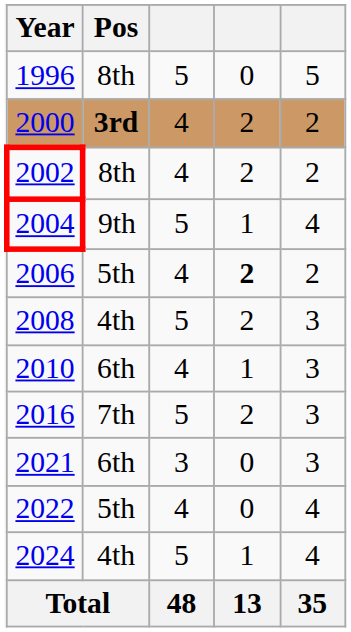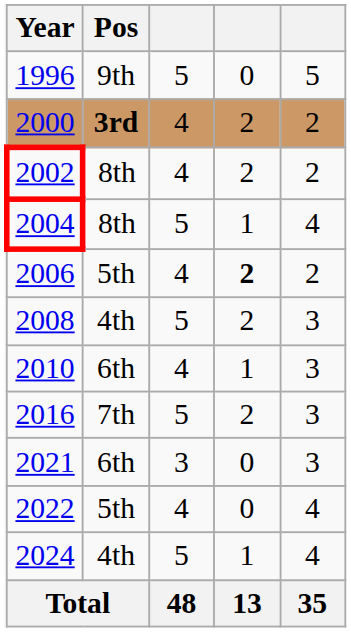(116, 74) 8th -> (116, 74) 9th
(117, 223) 9th -> (117, 223) 8th
